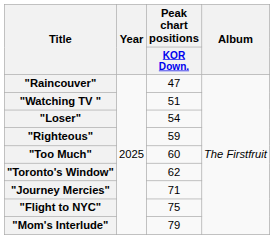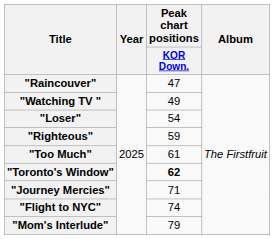(174, 101) 51 -> (174, 101) 49
(174, 154) 60 -> (174, 154) 61
(174, 172) normal -> (174, 172) bold
(174, 207) 75 -> (174, 207) 74
